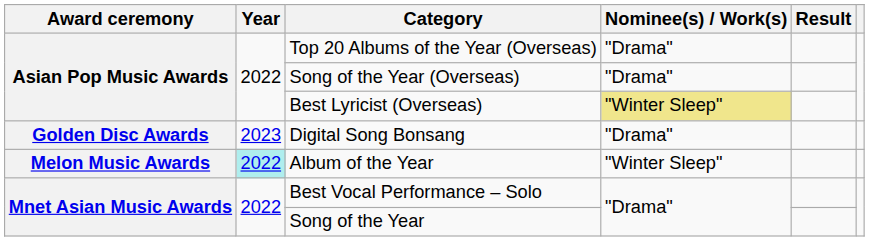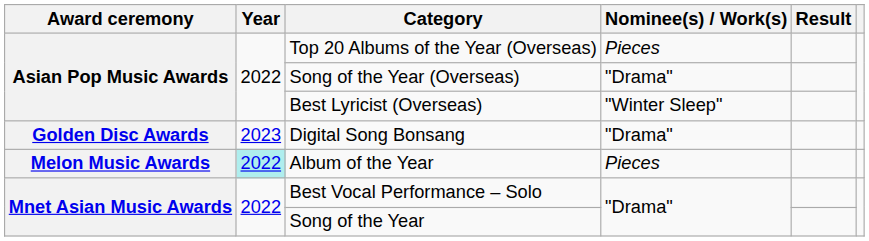(639, 47) "Drama" -> (632, 47) Pieces
(664, 105) khaki background -> (664, 105) no background
(664, 163) "Winter Sleep" -> (632, 163) Pieces
